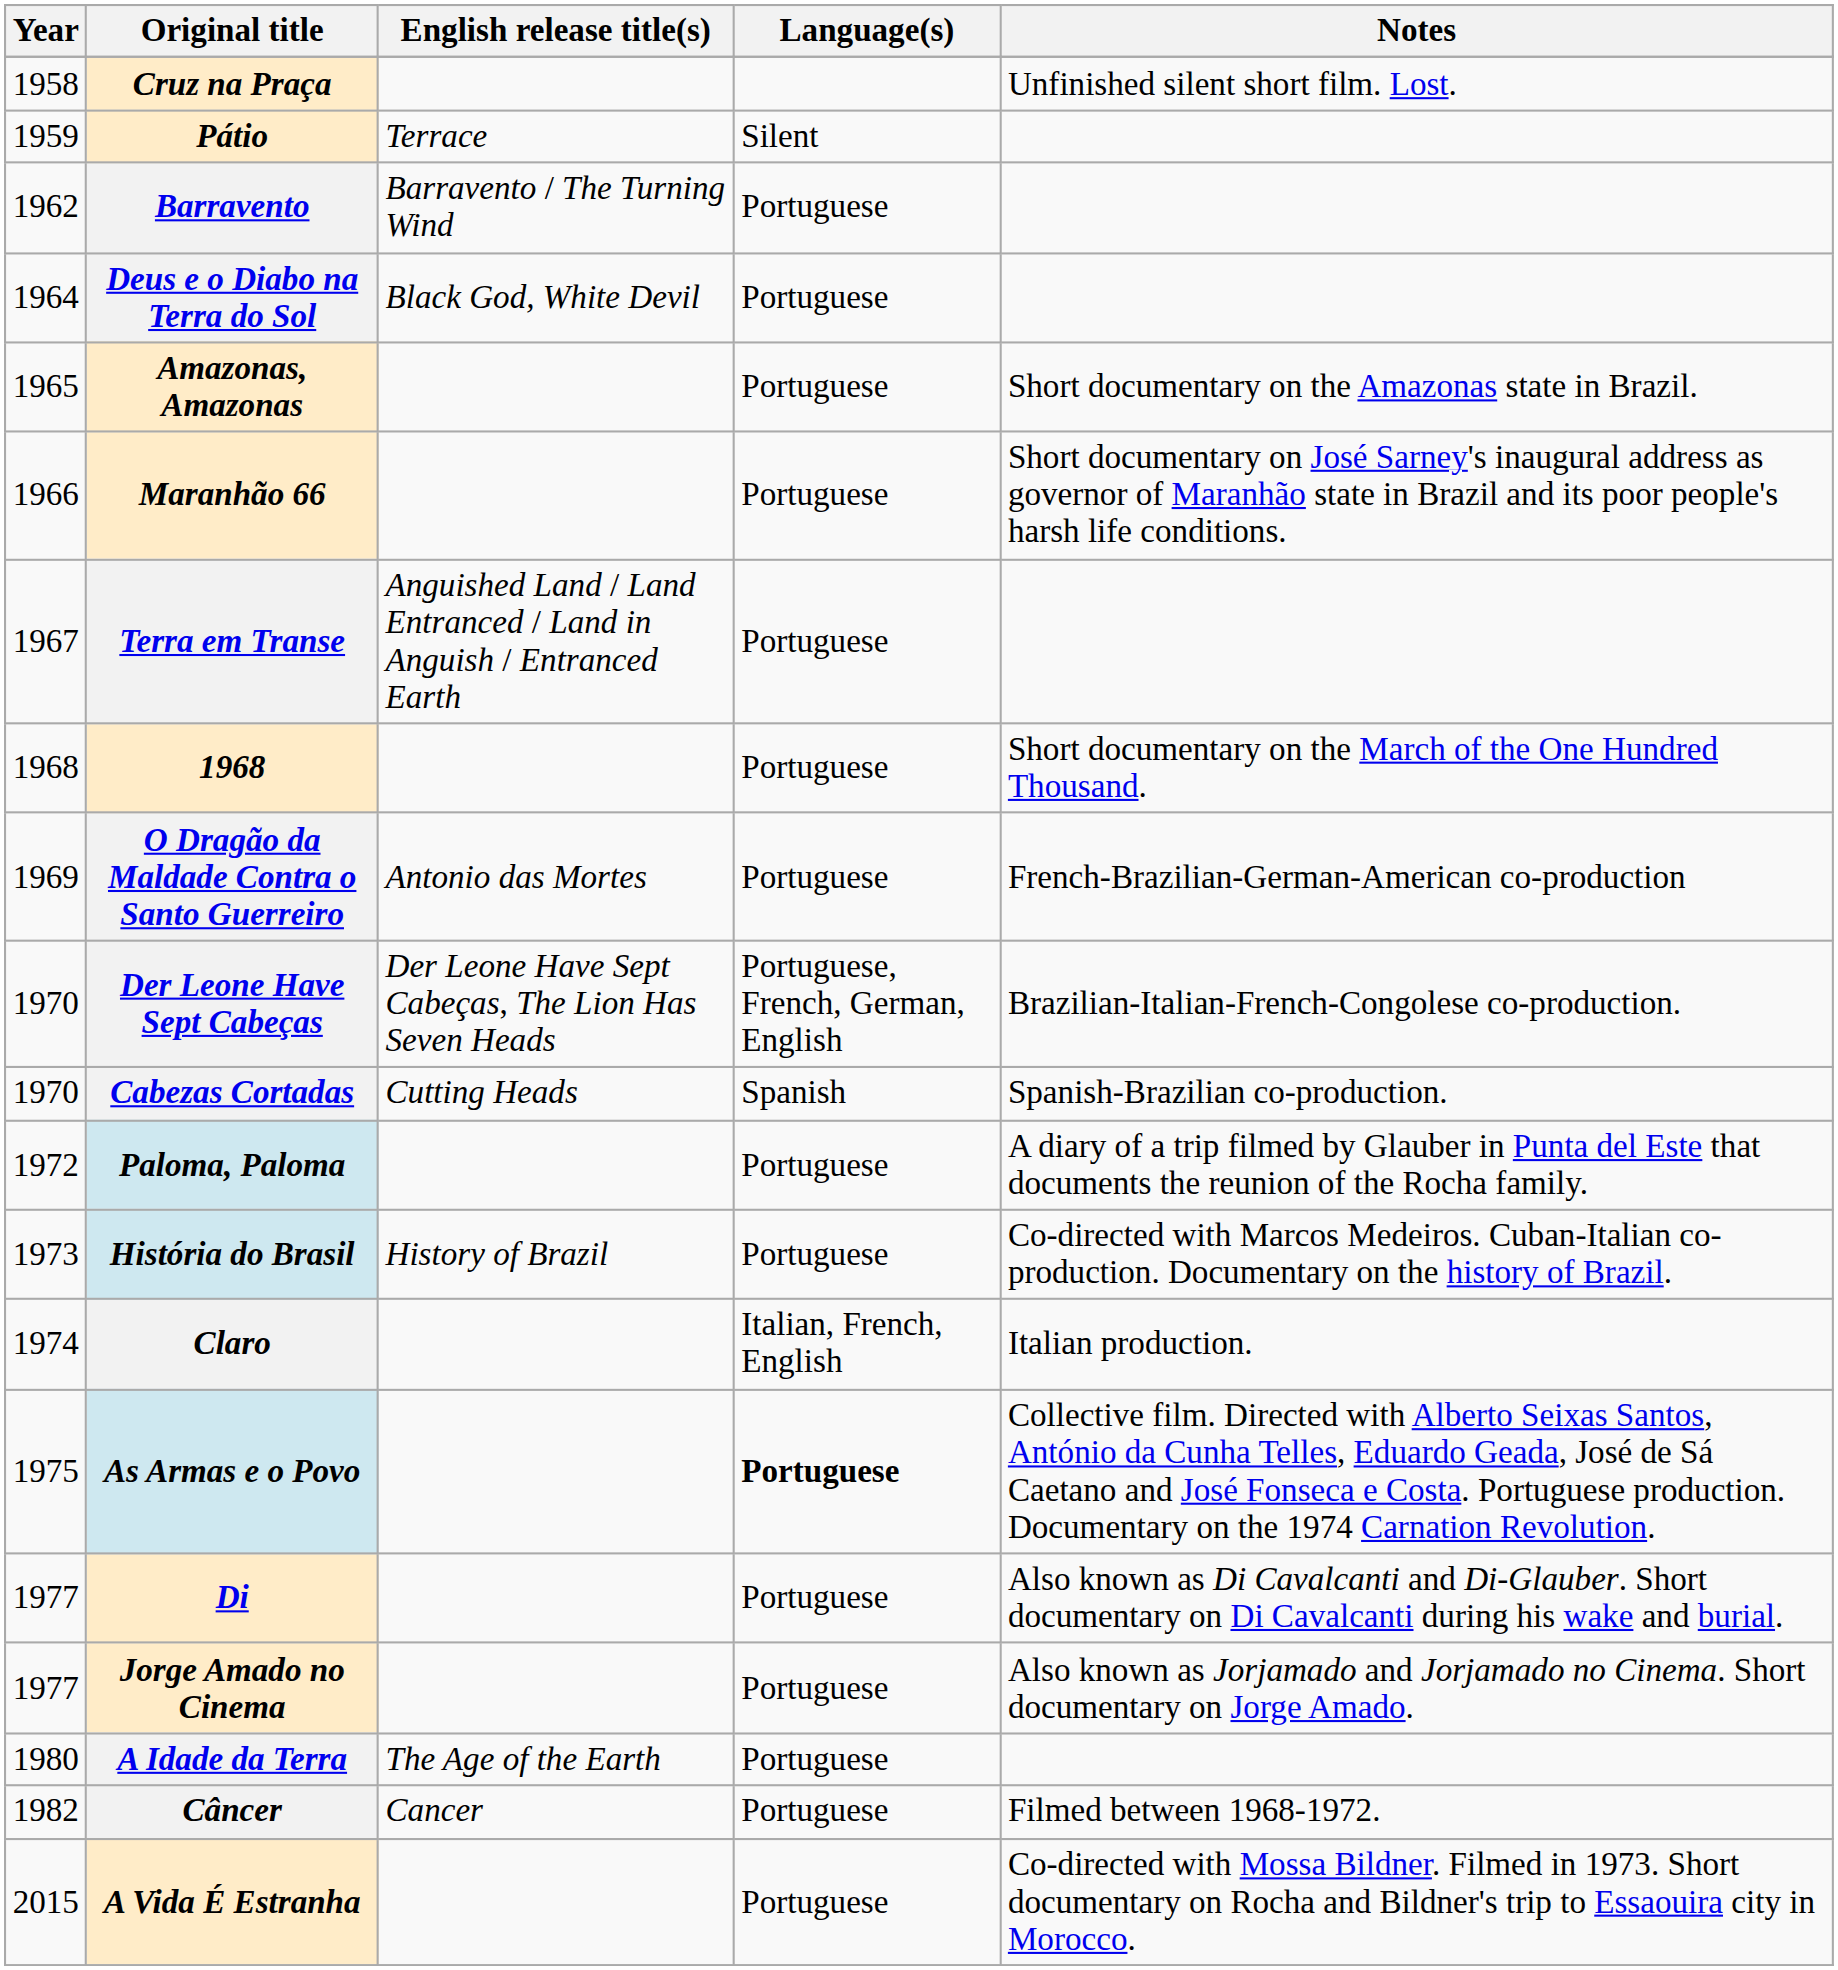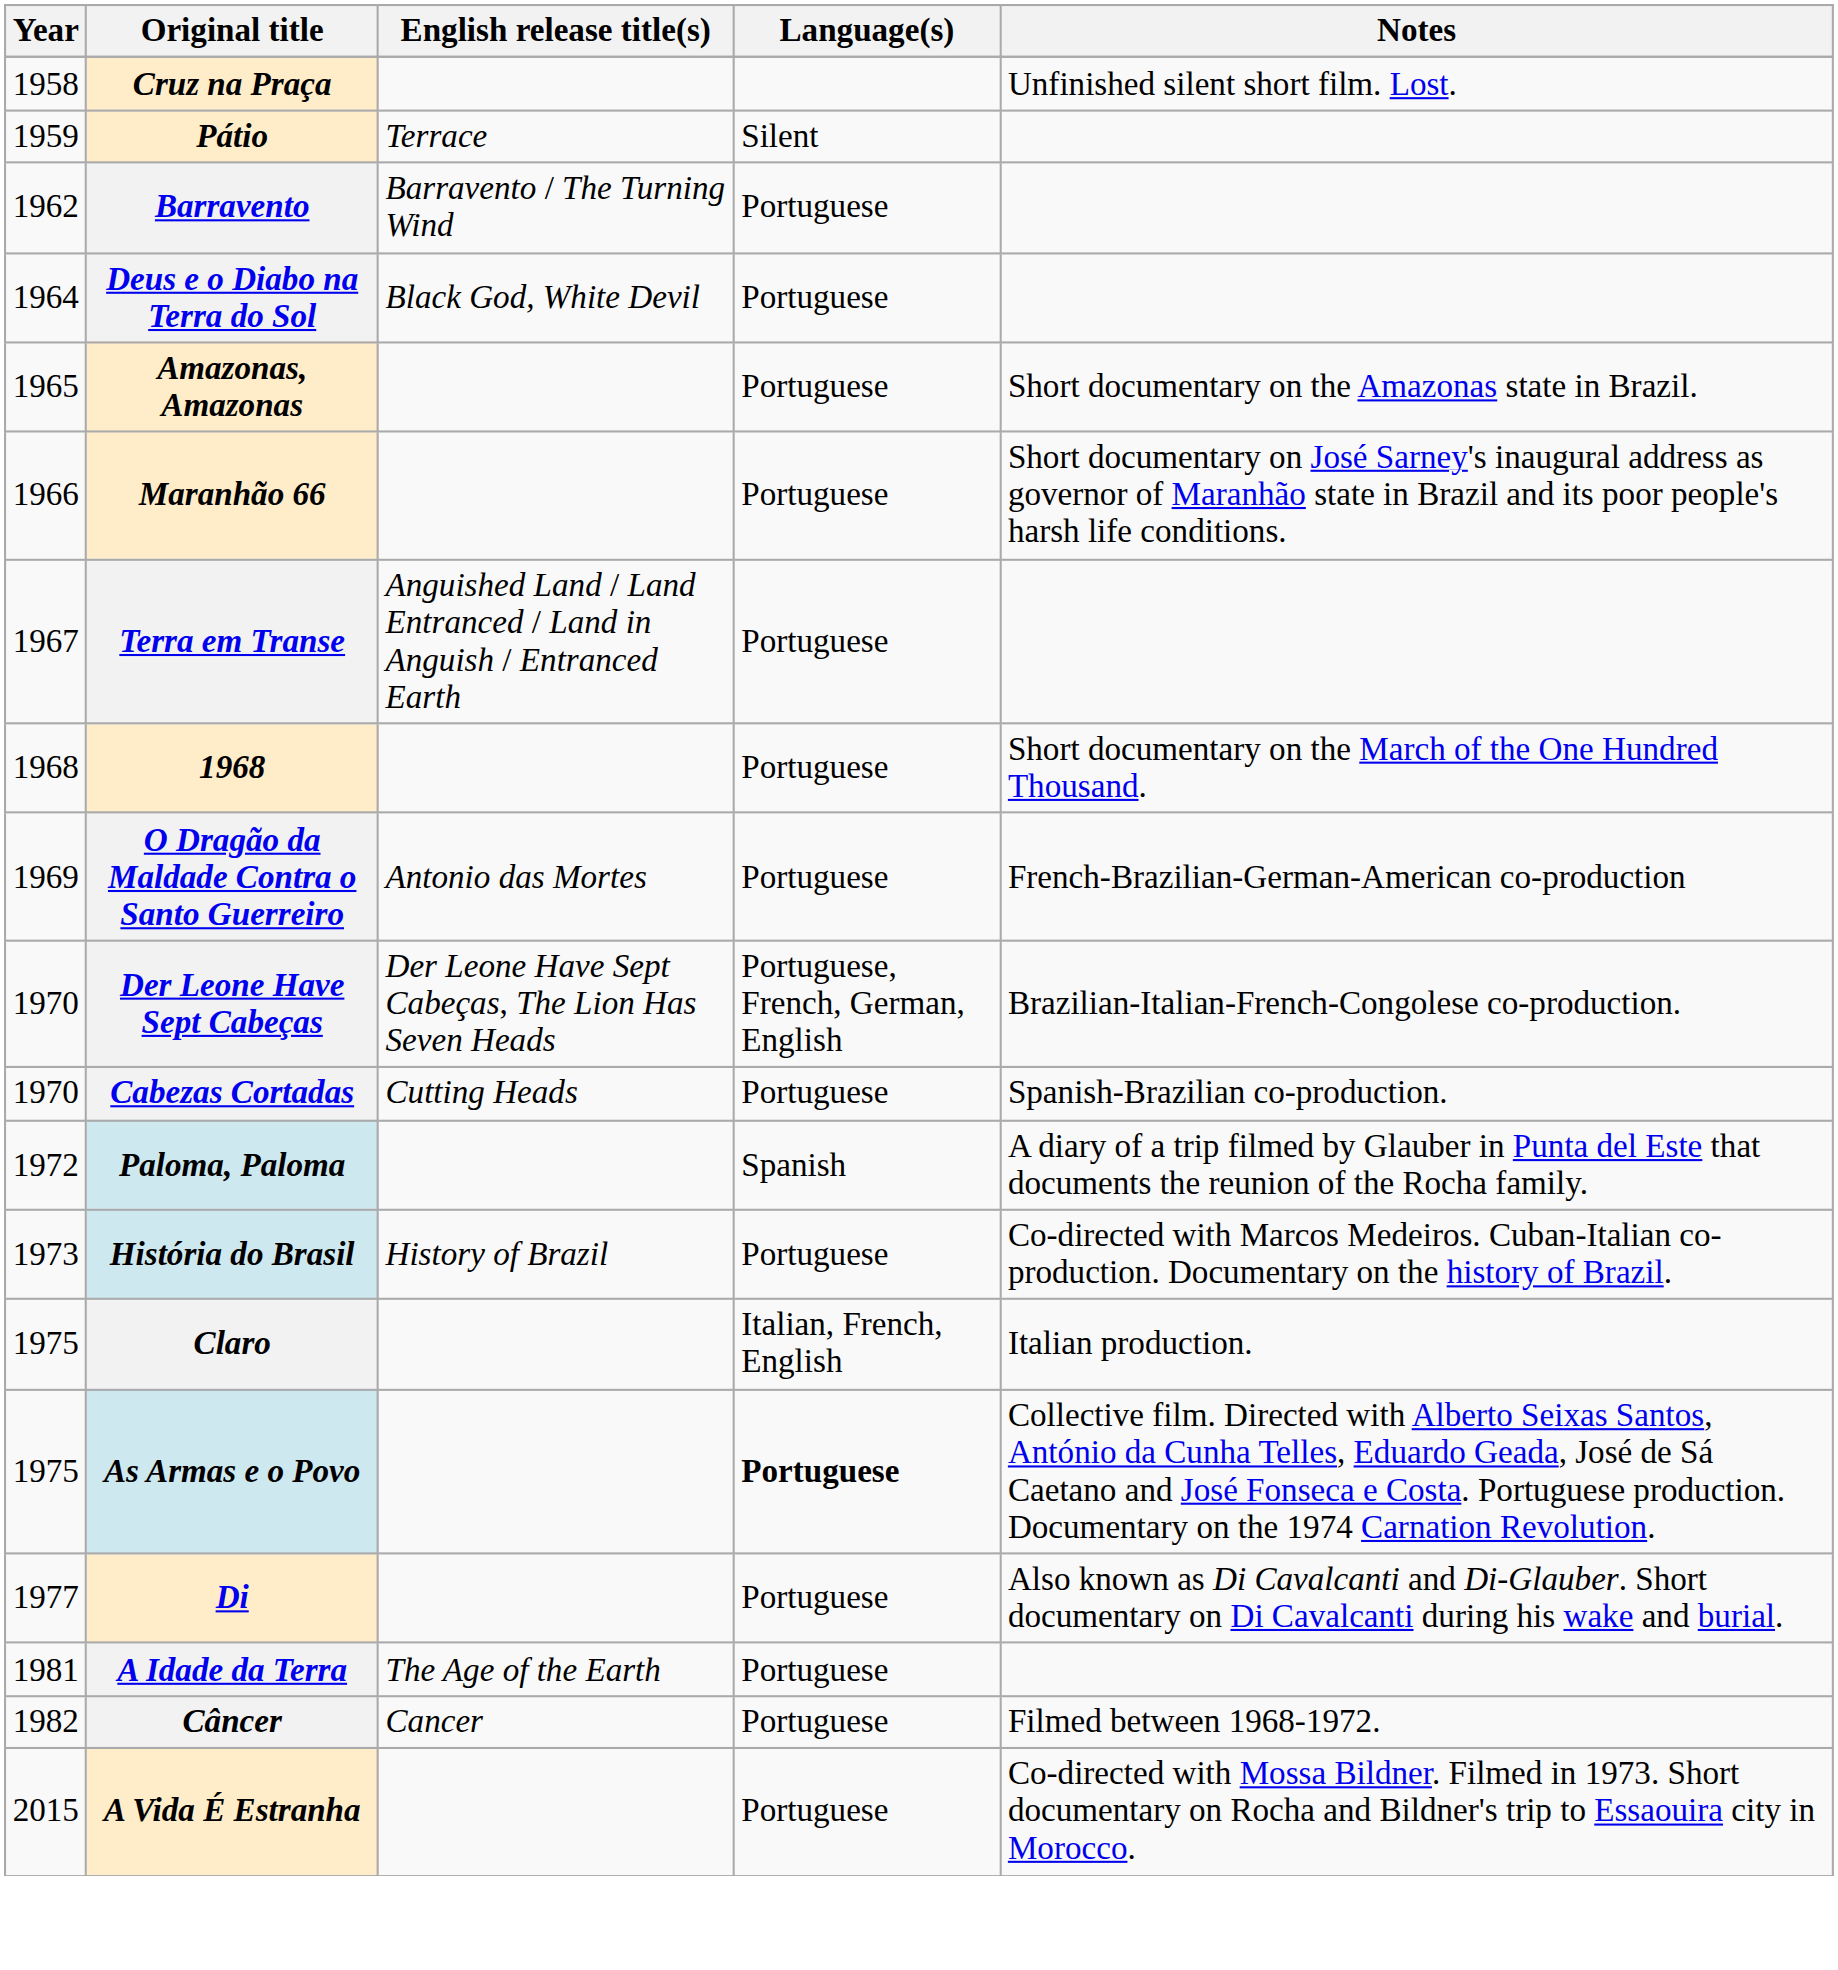(794, 1092) Spanish -> (815, 1092) Portuguese
(815, 1164) Portuguese -> (794, 1164) Spanish
(46, 1343) 1974 -> (46, 1343) 1975
- row: (232, 1687)
(46, 1758) 1980 -> (46, 1668) 1981
